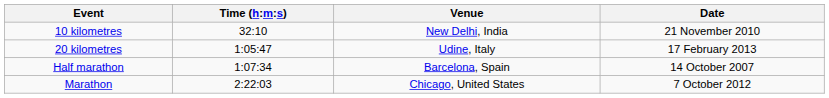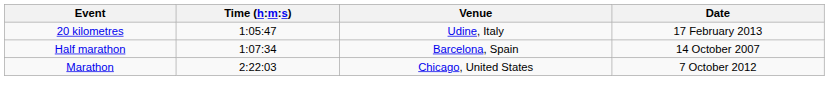- row: (89, 31)
